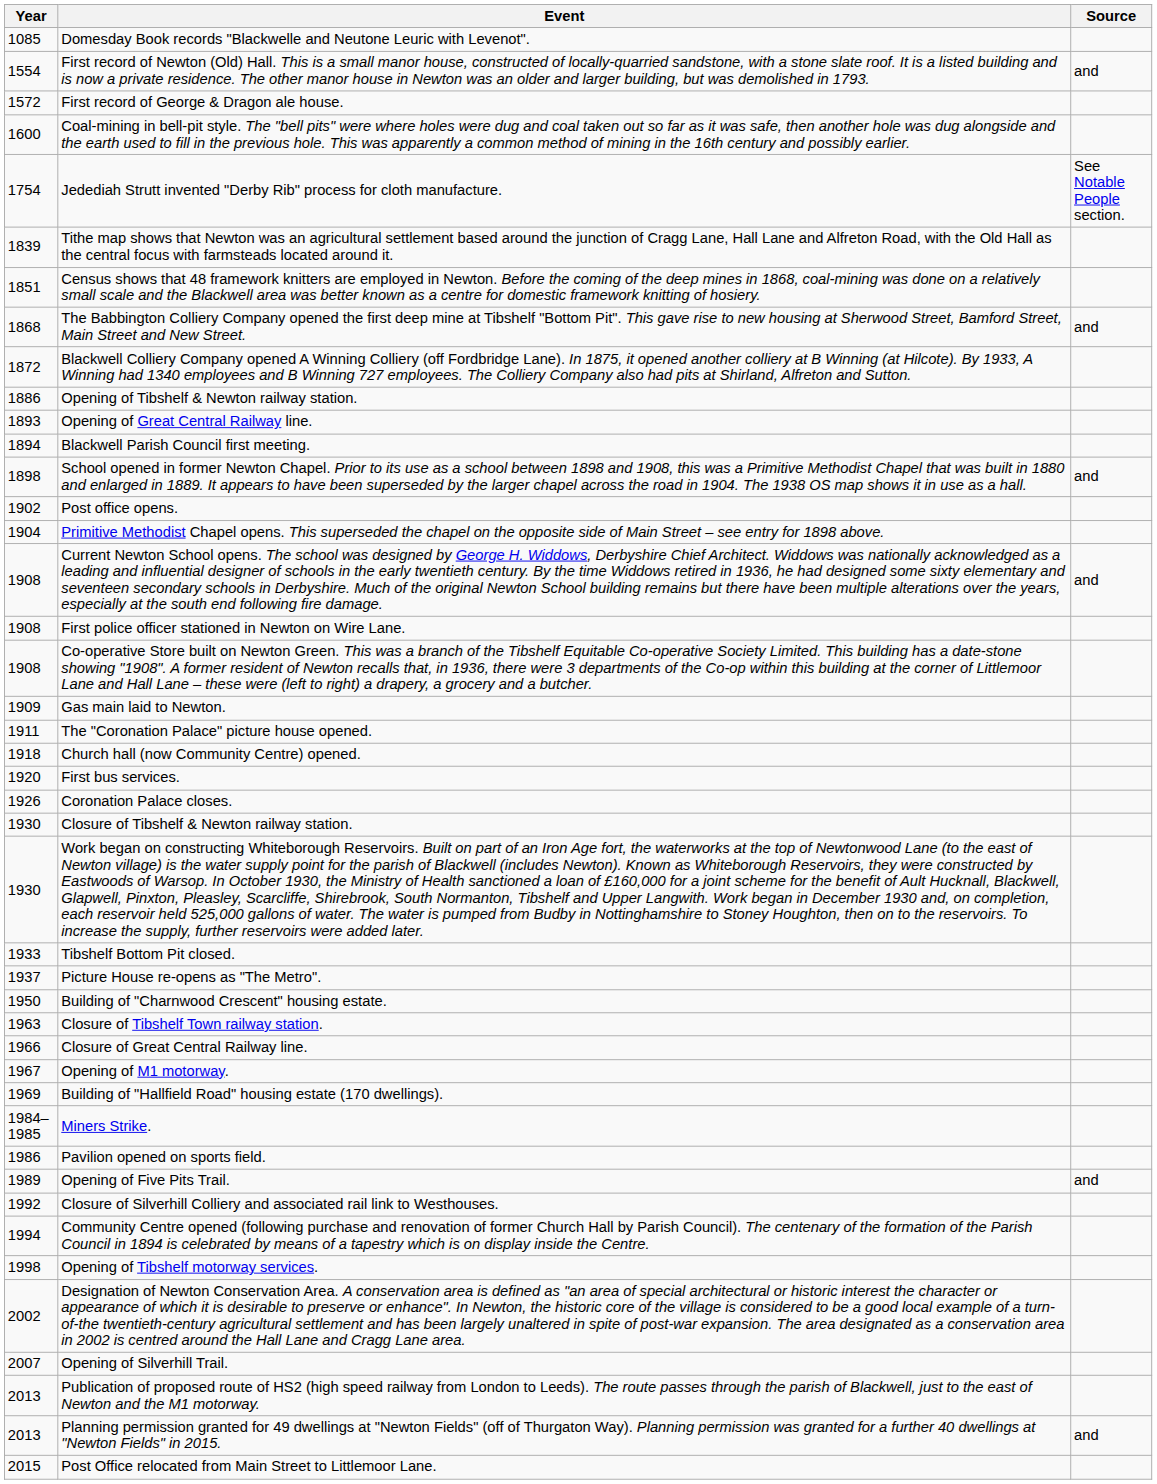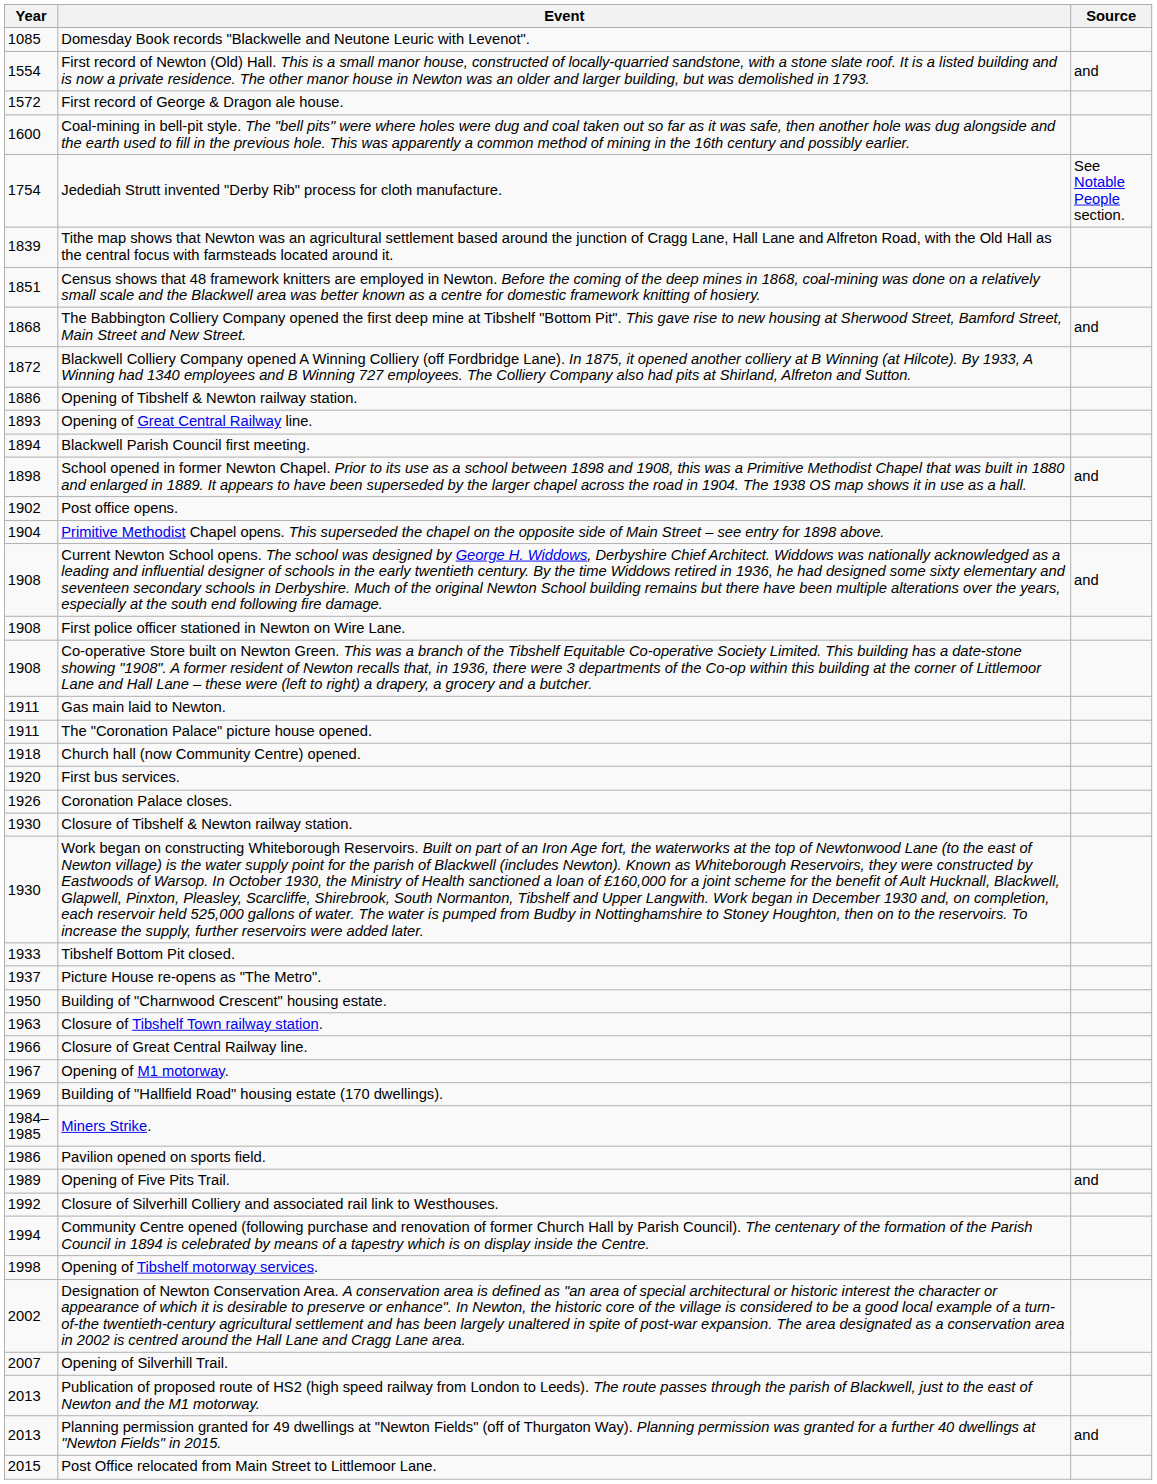(24, 708) 1909 -> (24, 708) 1911
